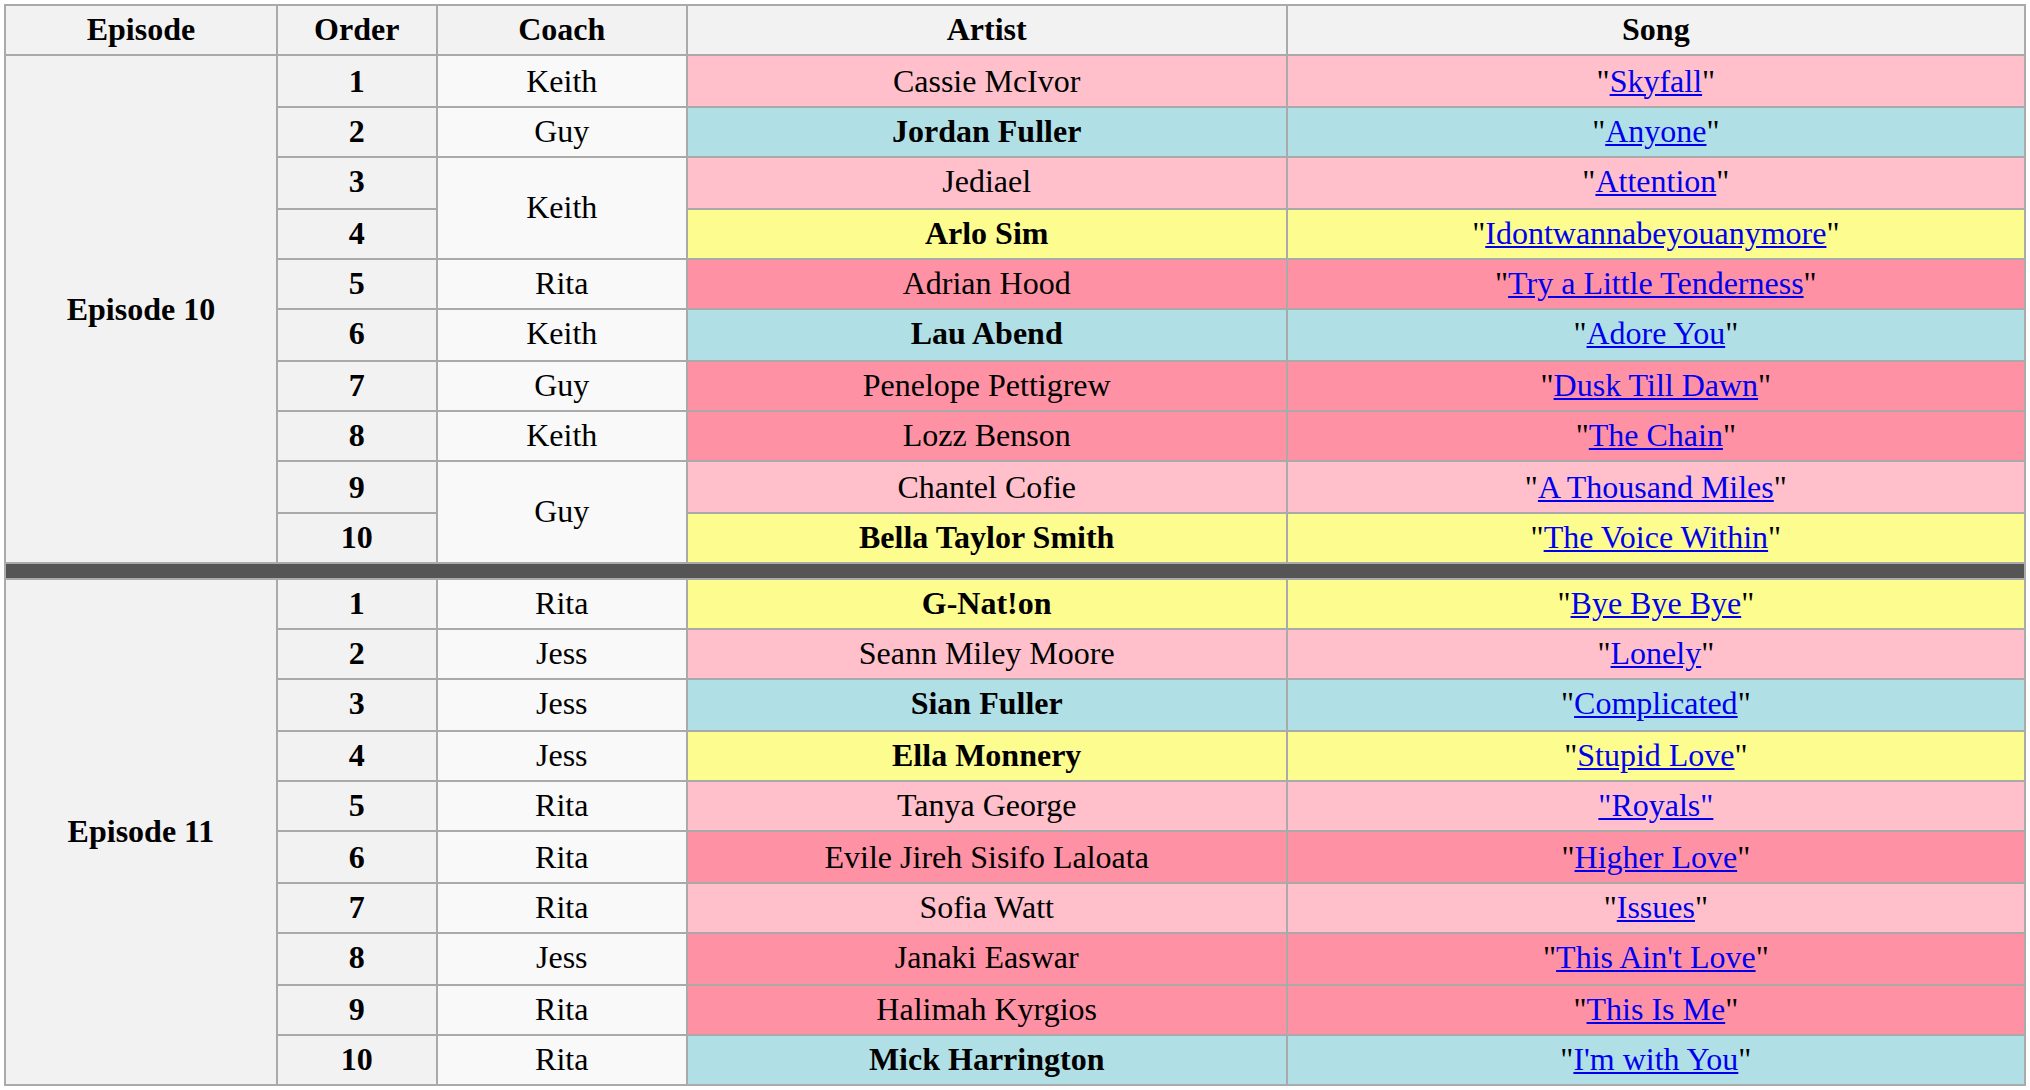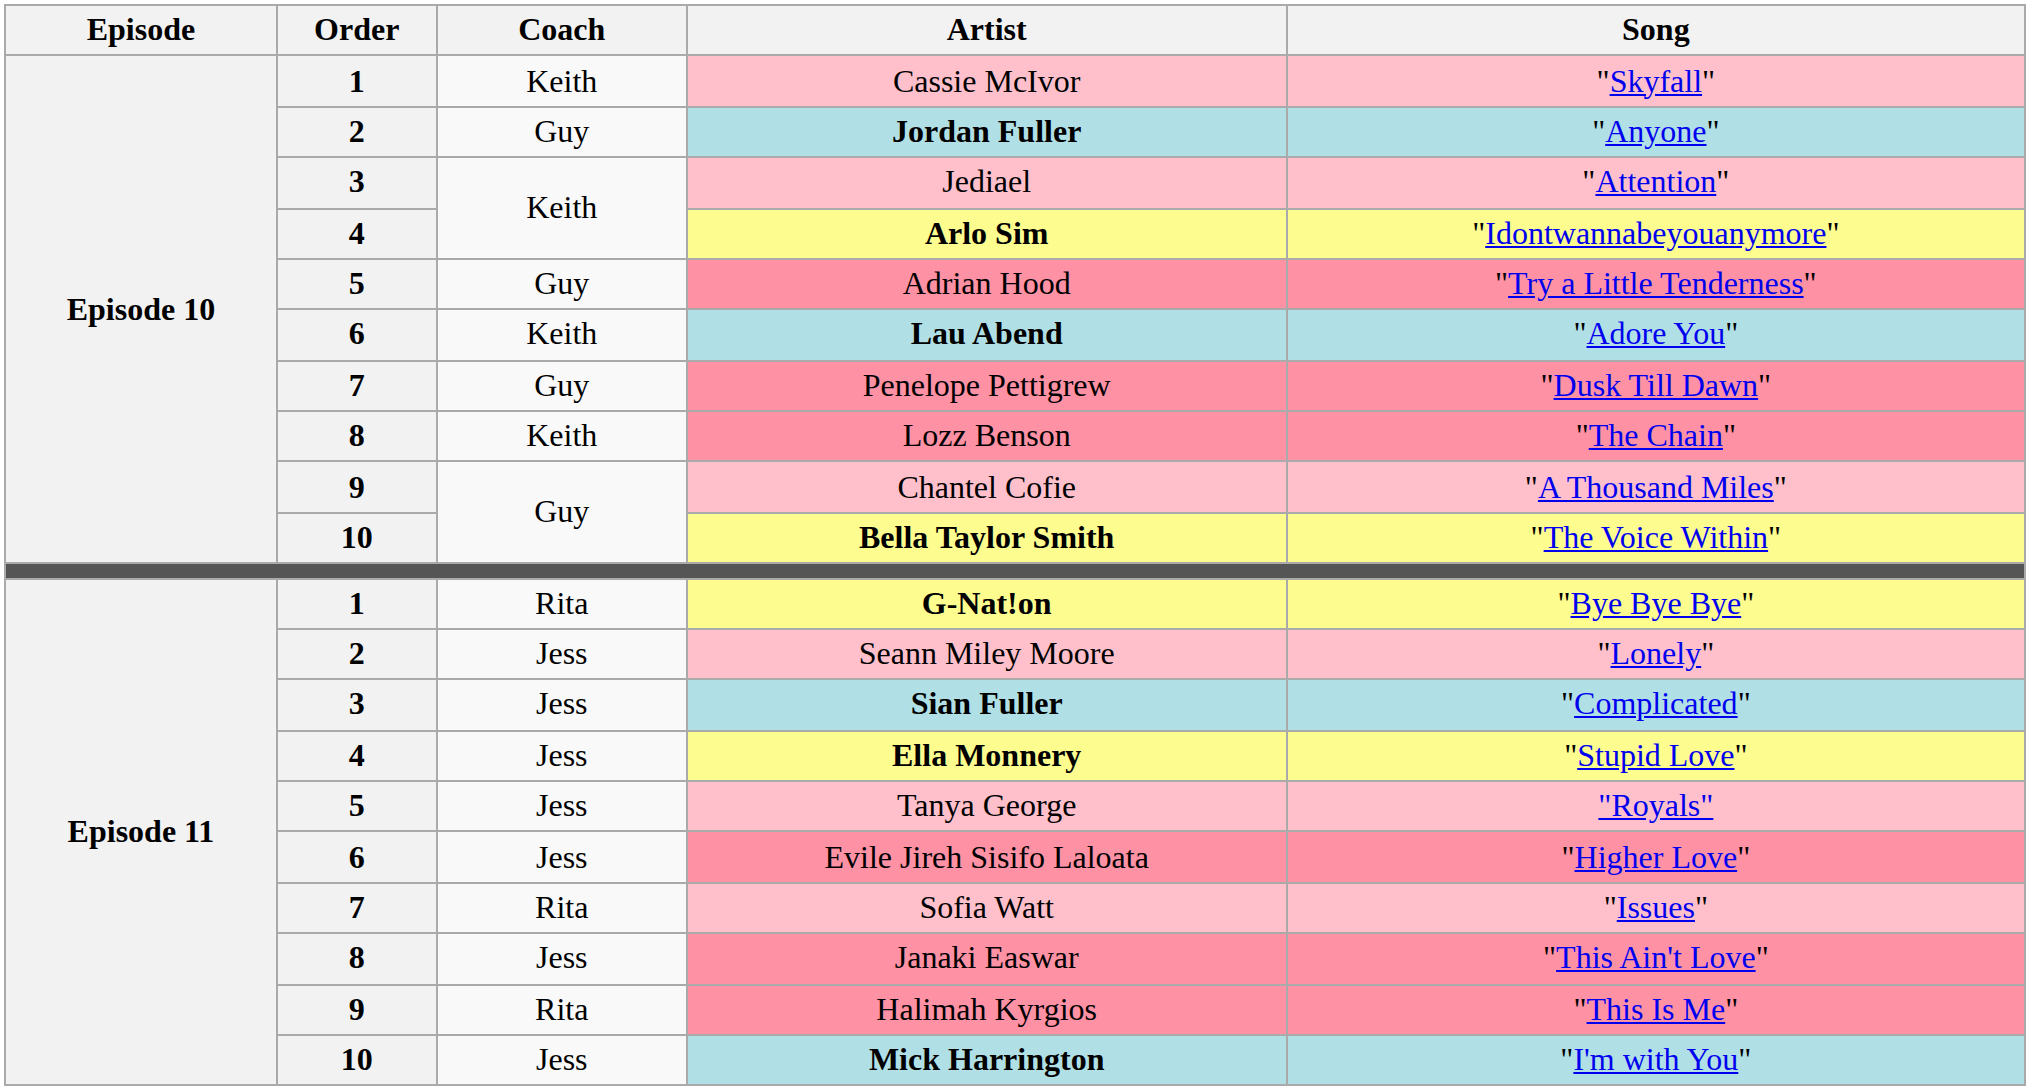(562, 283) Rita -> (562, 283) Guy
(562, 805) Rita -> (562, 805) Jess
(562, 856) Rita -> (562, 856) Jess
(562, 1059) Rita -> (562, 1059) Jess
